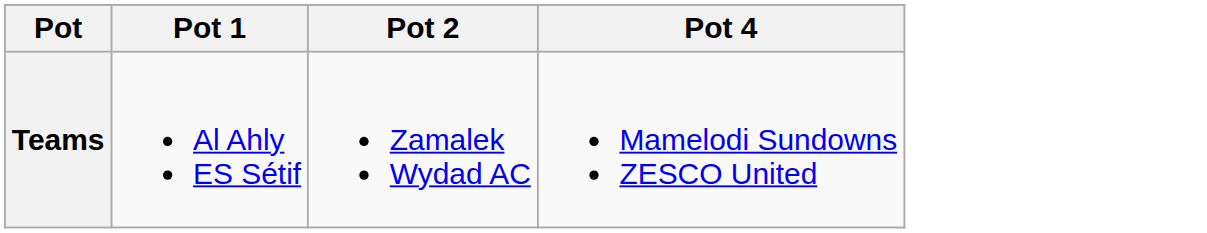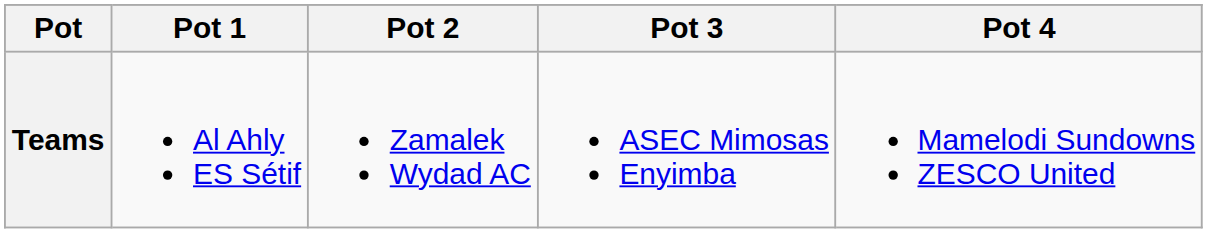+ column: (687, 28)
